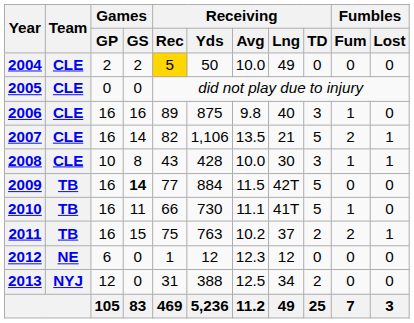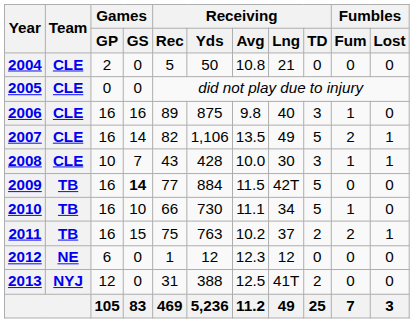(138, 64) 2 -> (138, 64) 0
(170, 64) gold background -> (170, 64) no background
(250, 64) 10.0 -> (250, 64) 10.8
(286, 64) 49 -> (286, 64) 21
(286, 137) 21 -> (286, 137) 49
(138, 161) 8 -> (138, 161) 7
(138, 209) 11 -> (138, 209) 10
(286, 209) 41T -> (286, 209) 34
(286, 281) 34 -> (286, 281) 41T
